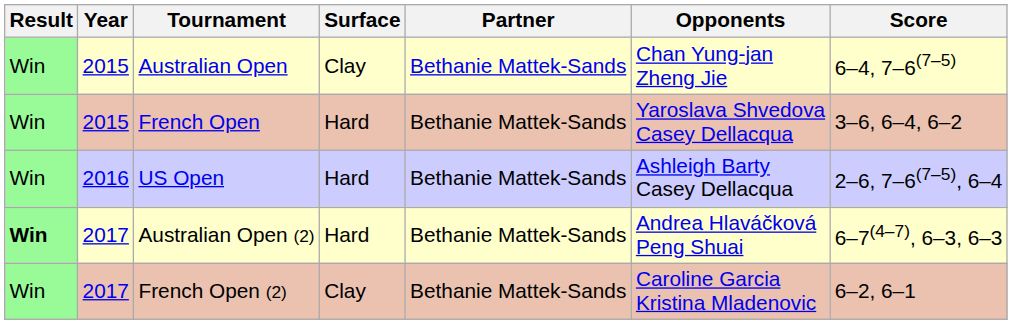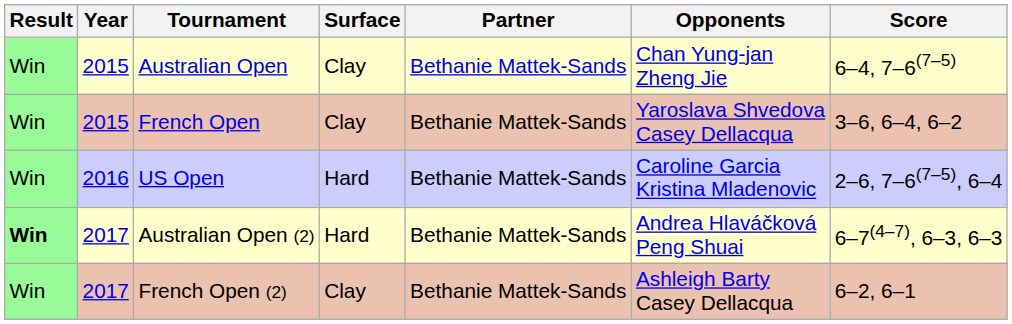(347, 122) Hard -> (345, 122) Clay
(715, 178) Ashleigh Barty Casey Dellacqua -> (726, 178) Caroline Garcia Kristina Mladenovic
(726, 291) Caroline Garcia Kristina Mladenovic -> (715, 291) Ashleigh Barty Casey Dellacqua
